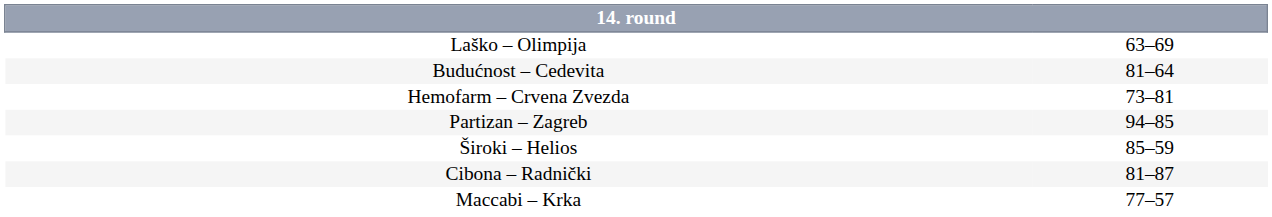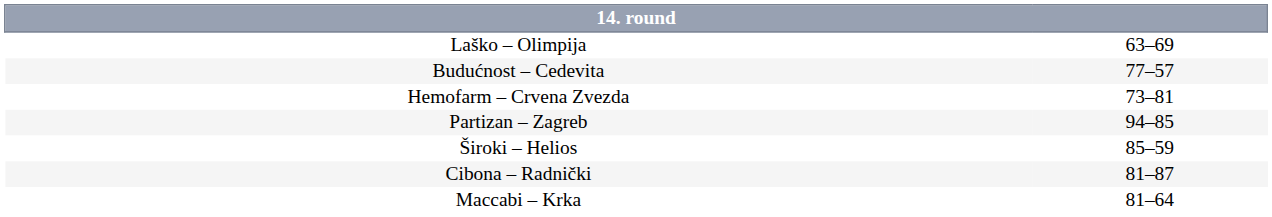(1150, 70) 81–64 -> (1150, 70) 77–57
(1150, 199) 77–57 -> (1150, 199) 81–64
